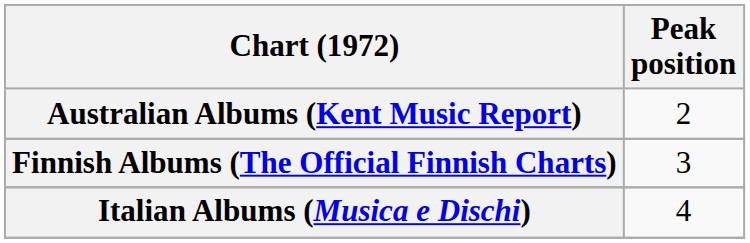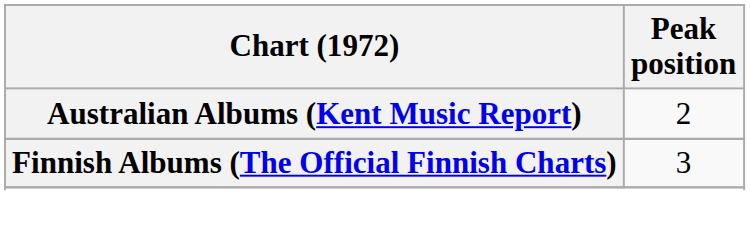- row: (314, 211)
